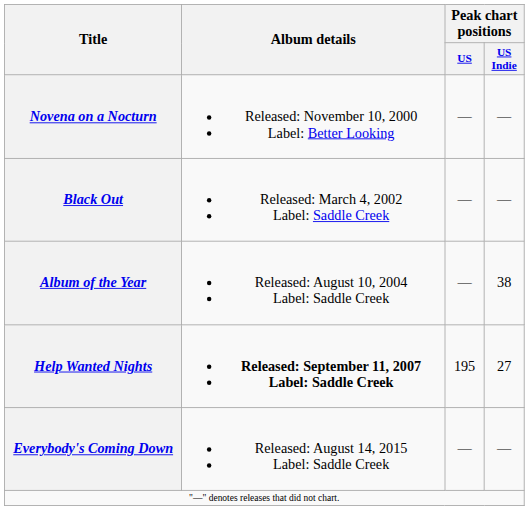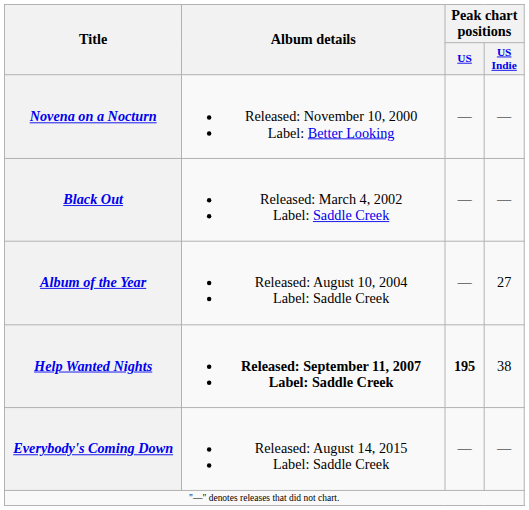(504, 282) 38 -> (504, 282) 27
(465, 366) normal -> (465, 366) bold
(504, 366) 27 -> (504, 366) 38
